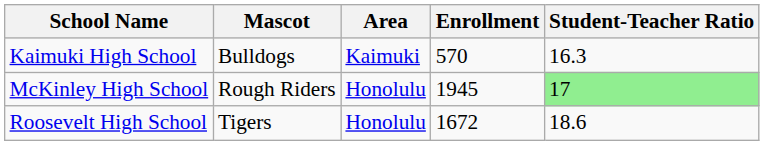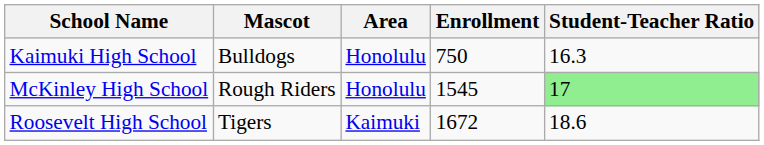(383, 55) Kaimuki -> (386, 55) Honolulu
(452, 55) 570 -> (452, 55) 750
(457, 88) 1945 -> (457, 88) 1545
(386, 122) Honolulu -> (383, 122) Kaimuki
